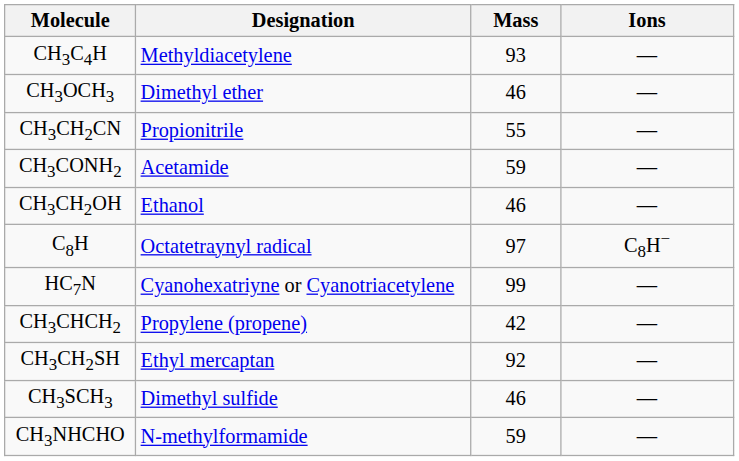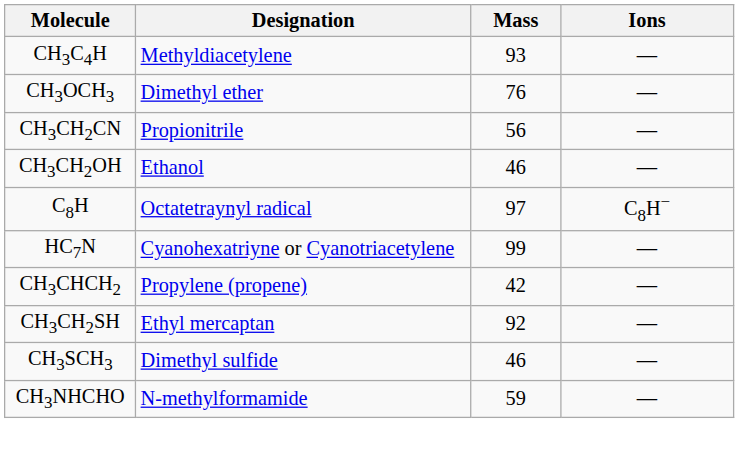(516, 93) 46 -> (516, 93) 76
(516, 130) 55 -> (516, 130) 56
- row: (70, 168)
